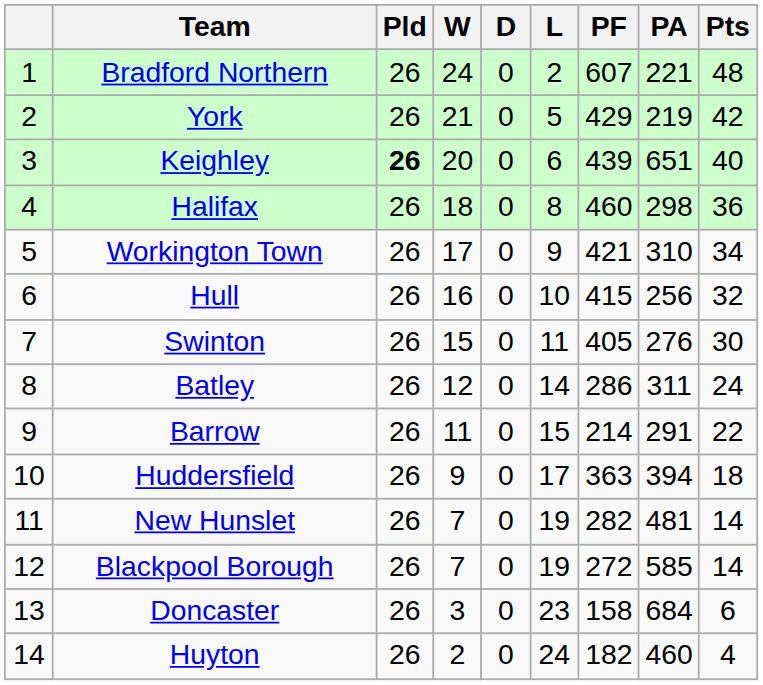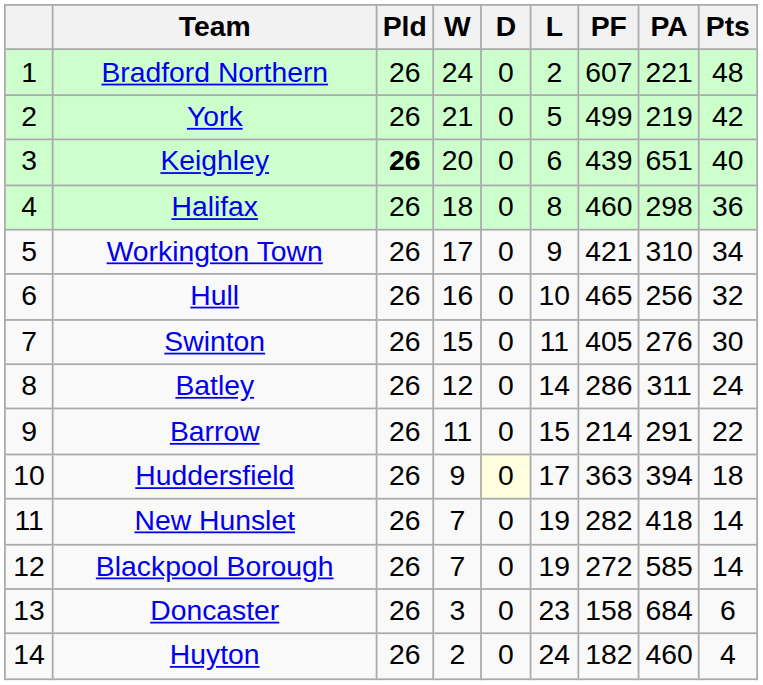(609, 116) 429 -> (609, 116) 499
(609, 296) 415 -> (609, 296) 465
(506, 476) no background -> (506, 476) lightyellow background
(669, 521) 481 -> (669, 521) 418
